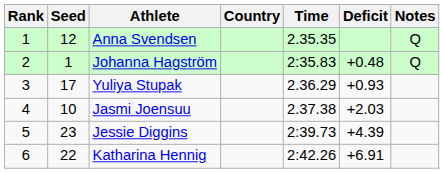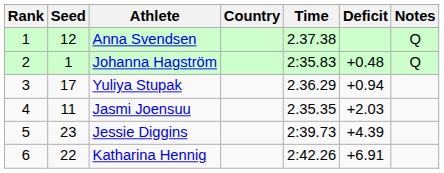(312, 39) 2.35.35 -> (312, 39) 2.37.38
(365, 86) +0.93 -> (365, 86) +0.94
(68, 109) 10 -> (68, 109) 11
(312, 109) 2.37.38 -> (312, 109) 2.35.35
